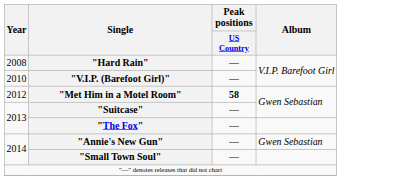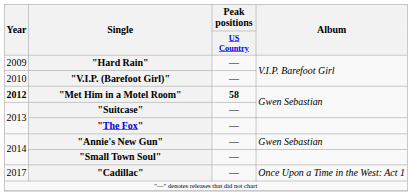(17, 63) 2008 -> (17, 63) 2009
(17, 94) normal -> (17, 94) bold
+ row: (120, 173)
